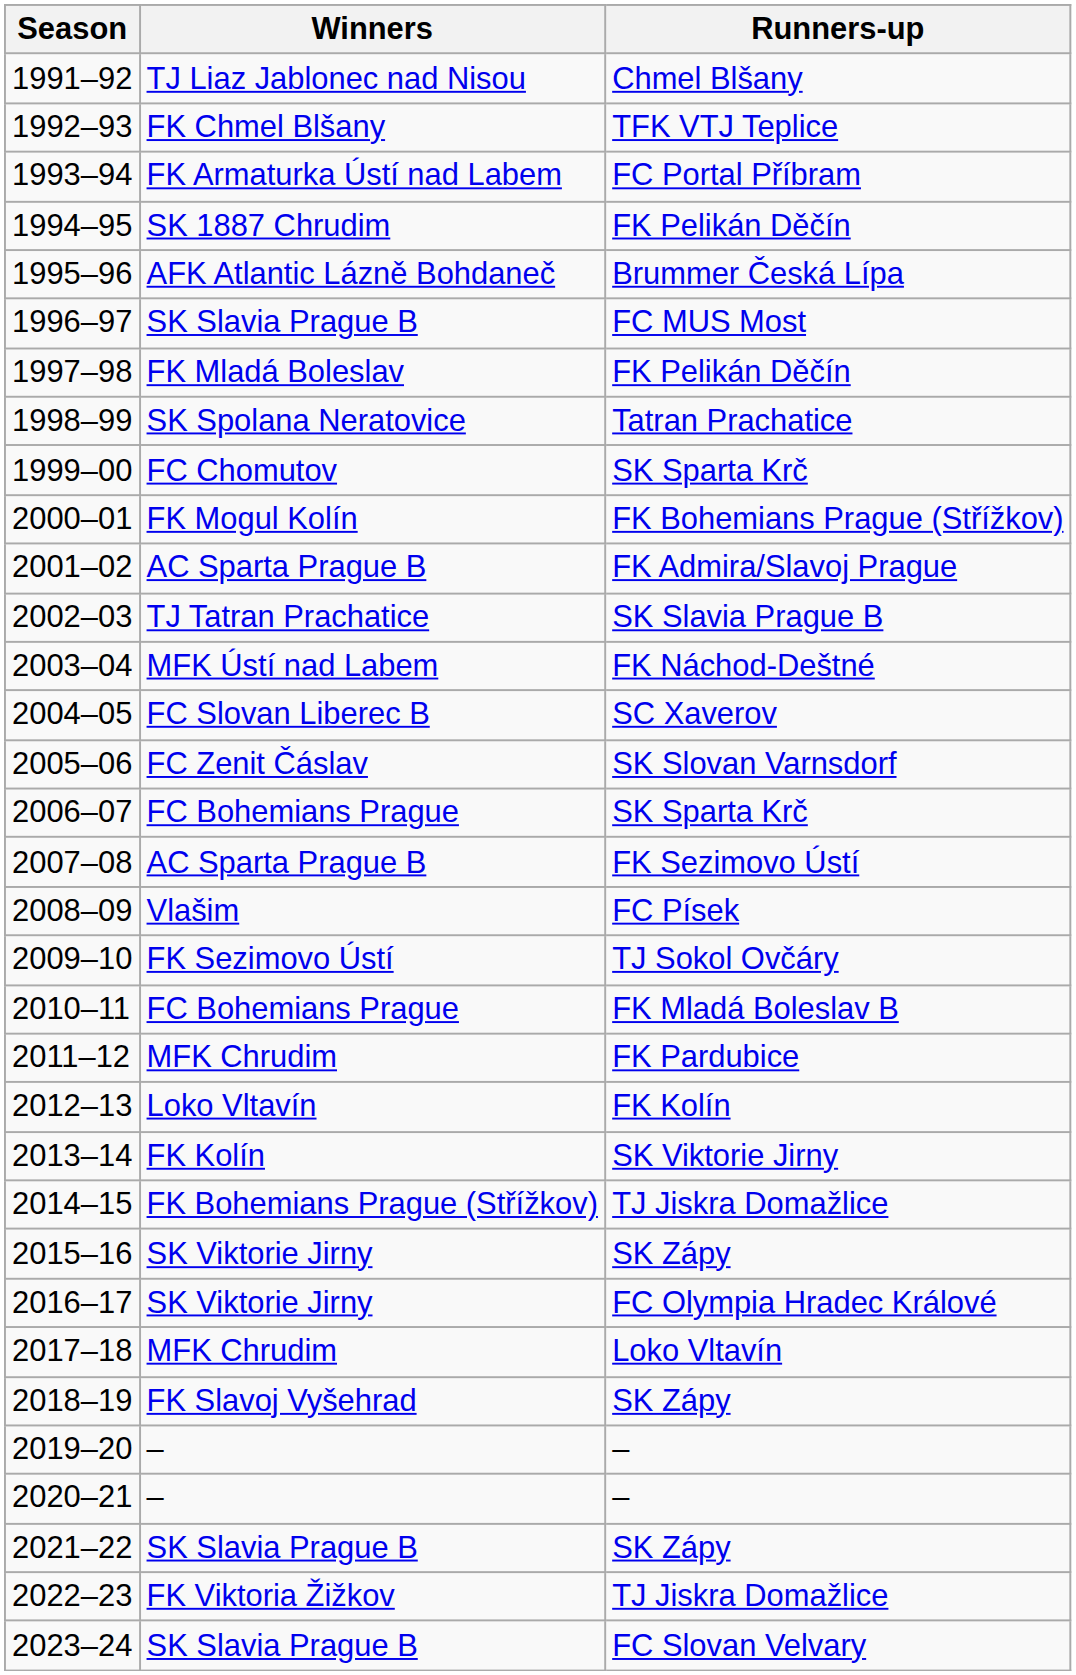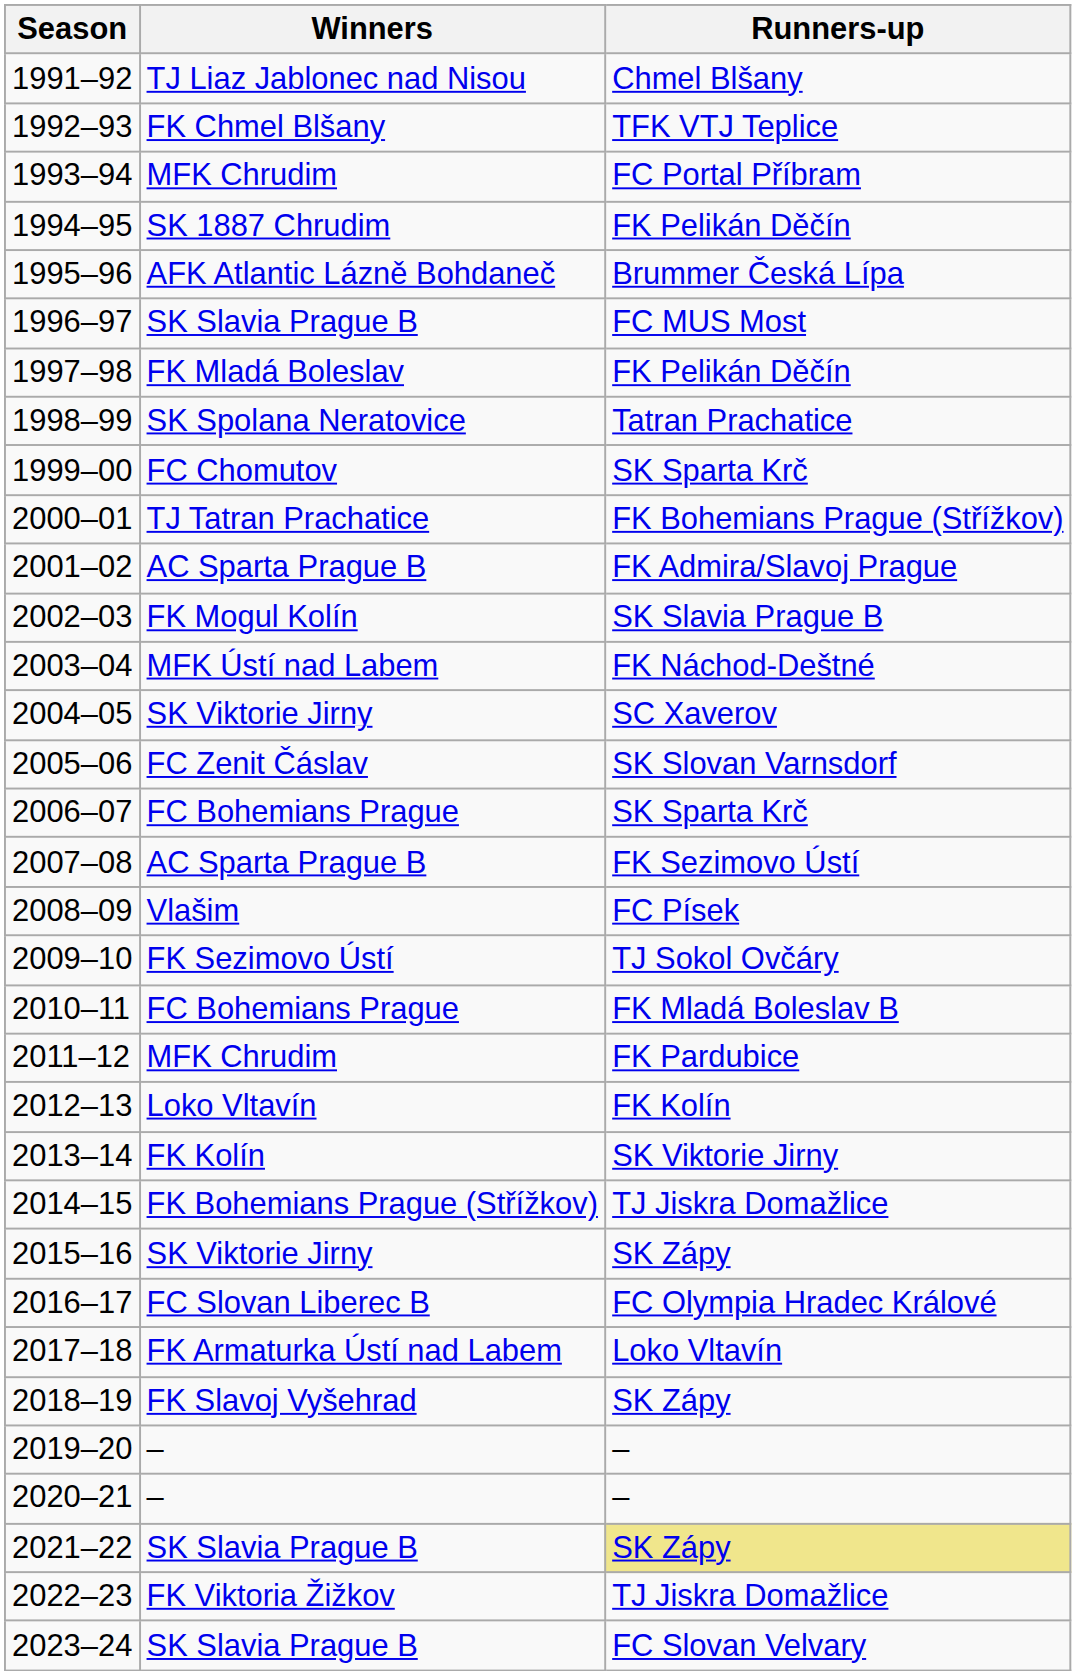(354, 175) FK Armaturka Ústí nad Labem -> (242, 175) MFK Chrudim
(252, 518) FK Mogul Kolín -> (288, 518) TJ Tatran Prachatice
(288, 616) TJ Tatran Prachatice -> (252, 616) FK Mogul Kolín
(288, 714) FC Slovan Liberec B -> (260, 714) SK Viktorie Jirny
(260, 1302) SK Viktorie Jirny -> (288, 1302) FC Slovan Liberec B
(242, 1351) MFK Chrudim -> (354, 1351) FK Armaturka Ústí nad Labem
(671, 1547) no background -> (671, 1547) khaki background
